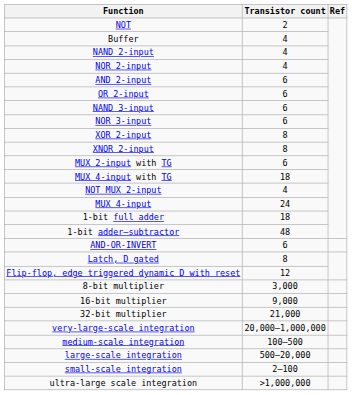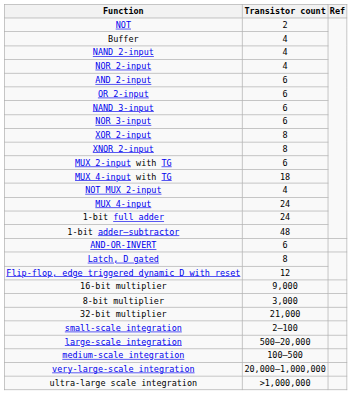(285, 218) 18 -> (285, 218) 24
rows swapped: (123, 287) <-> (123, 300)
rows swapped: (123, 369) <-> (123, 328)
rows swapped: (123, 342) <-> (123, 356)
